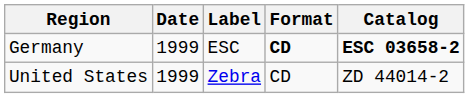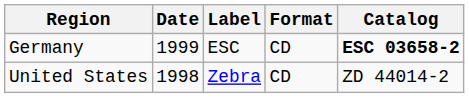(280, 48) bold -> (280, 48) normal
(178, 77) 1999 -> (178, 77) 1998
